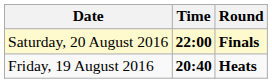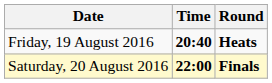rows swapped: (81, 66) <-> (88, 41)
